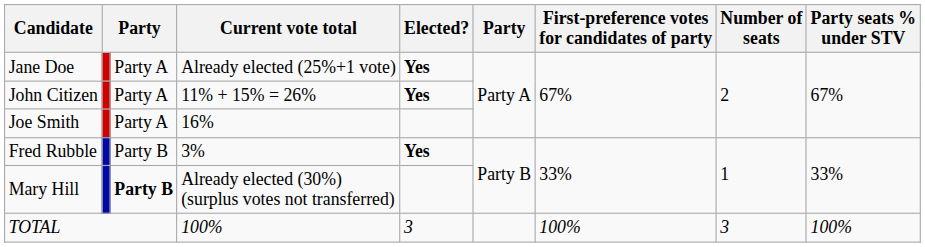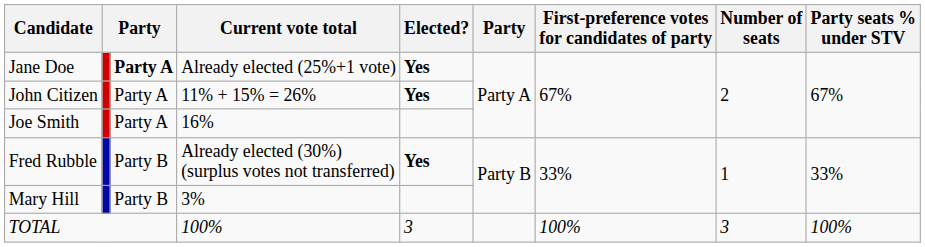(141, 66) normal -> (144, 66) bold
(193, 151) 3% -> (288, 161) Already elected (30%) (surplus votes not transferred)
(144, 189) bold -> (141, 199) normal
(288, 189) Already elected (30%) (surplus votes not transferred) -> (193, 199) 3%
